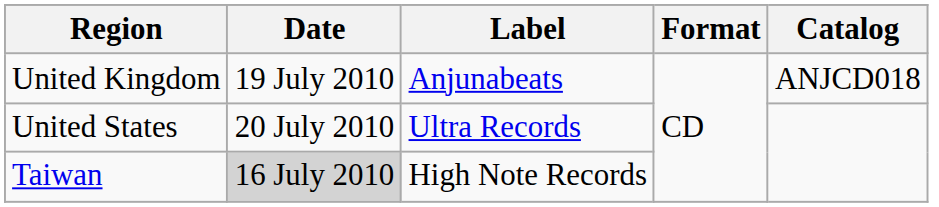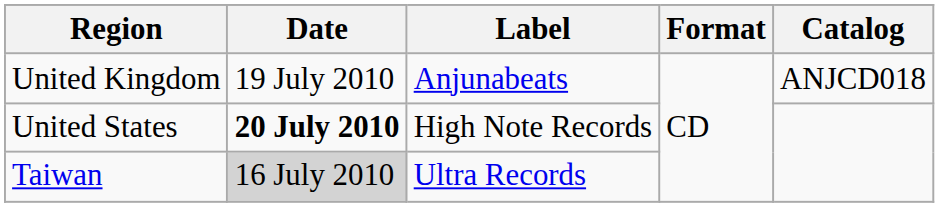(315, 126) normal -> (317, 126) bold
(495, 126) Ultra Records -> (533, 126) High Note Records
(528, 175) High Note Records -> (500, 175) Ultra Records
